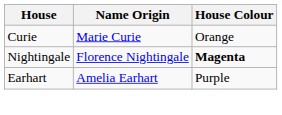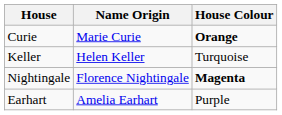(214, 36) normal -> (216, 36) bold
+ row: (24, 57)
